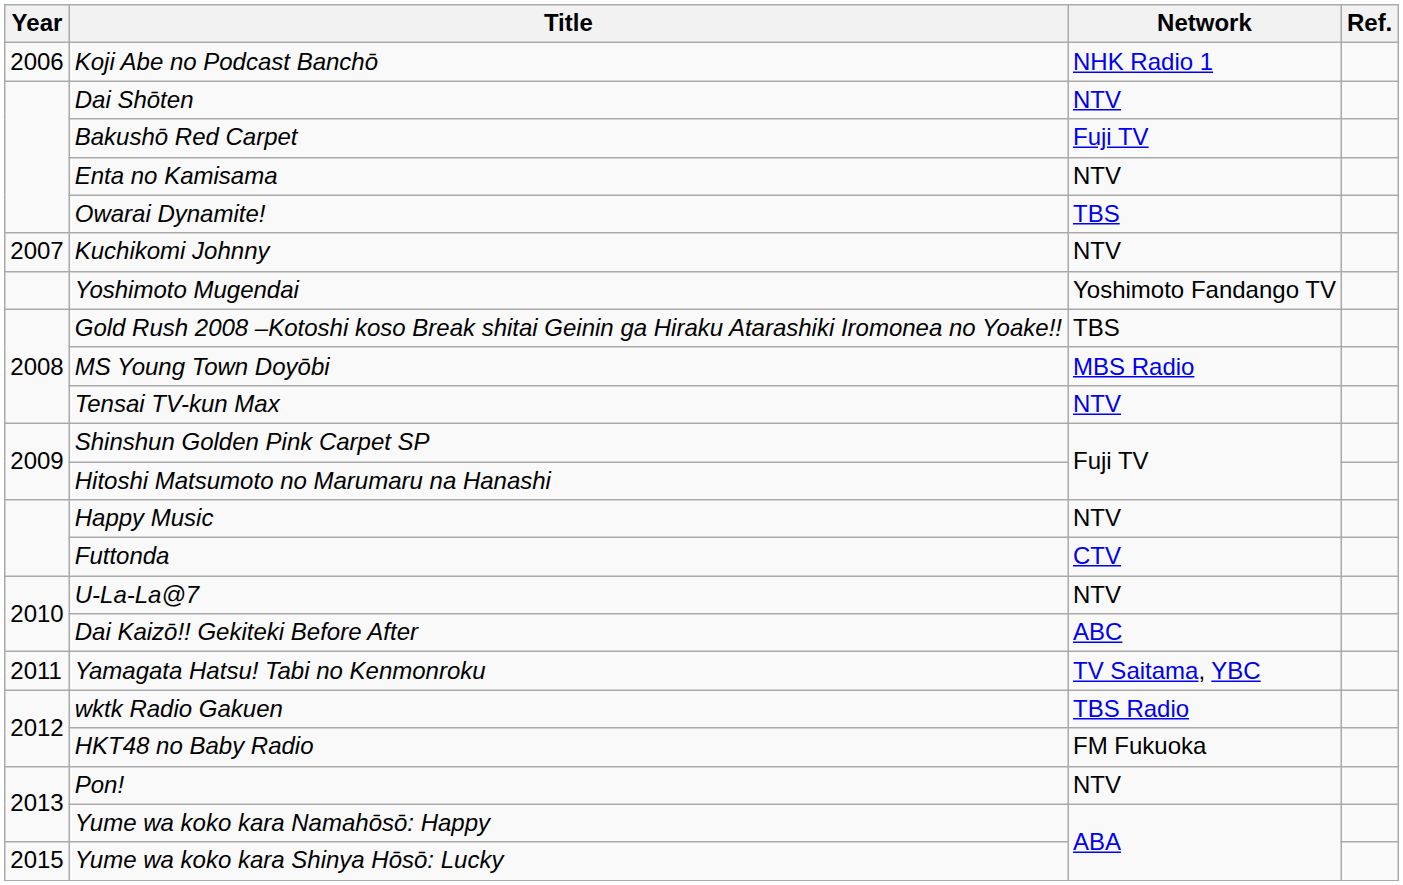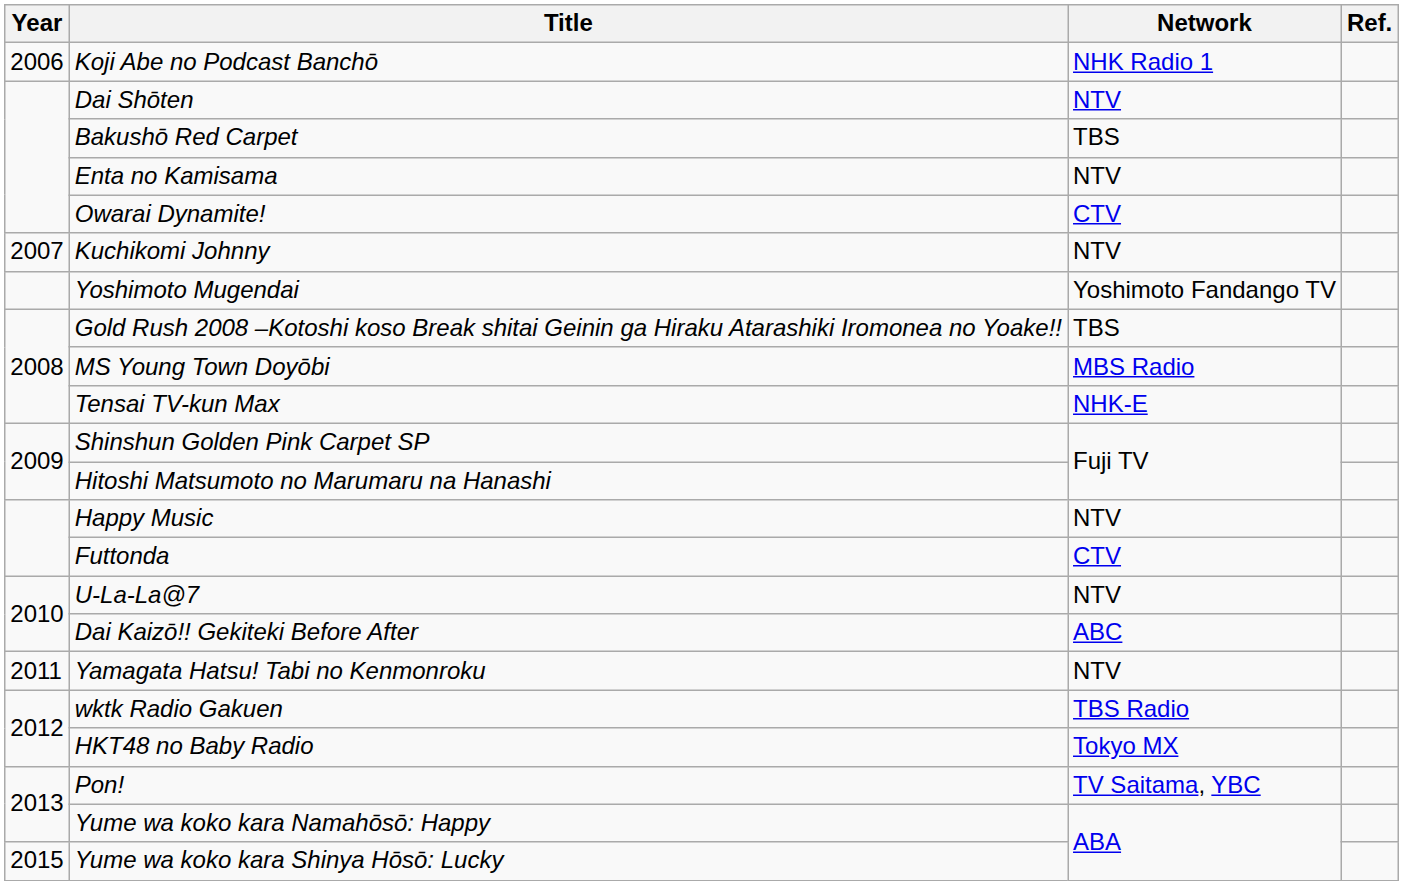(1111, 137) Fuji TV -> (1096, 137) TBS
(1096, 213) TBS -> (1097, 213) CTV
(1097, 404) NTV -> (1110, 404) NHK-E
(1167, 670) TV Saitama, YBC -> (1097, 670) NTV
(1140, 746) FM Fukuoka -> (1126, 746) Tokyo MX
(1097, 784) NTV -> (1167, 784) TV Saitama, YBC
